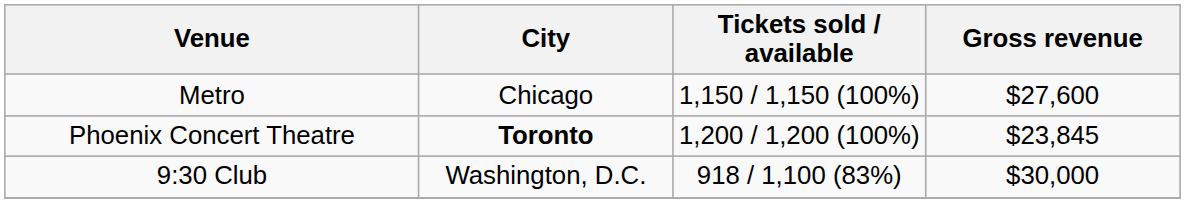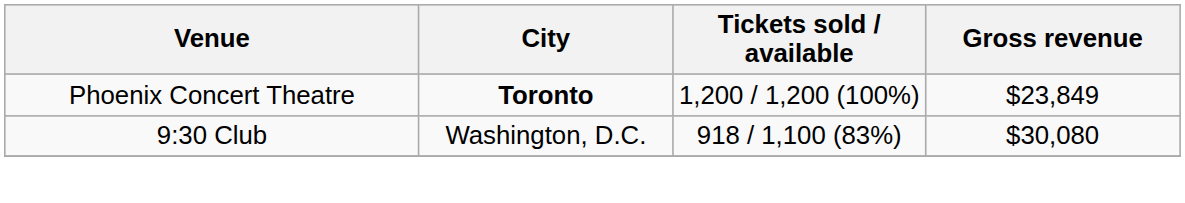- row: (212, 94)
(1053, 135) $23,845 -> (1053, 94) $23,849
(1053, 176) $30,000 -> (1053, 135) $30,080
